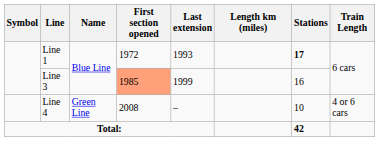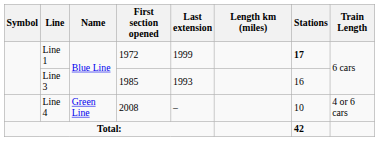(183, 55) 1993 -> (183, 55) 1999
(129, 81) lightsalmon background -> (129, 81) no background
(183, 81) 1999 -> (183, 81) 1993
